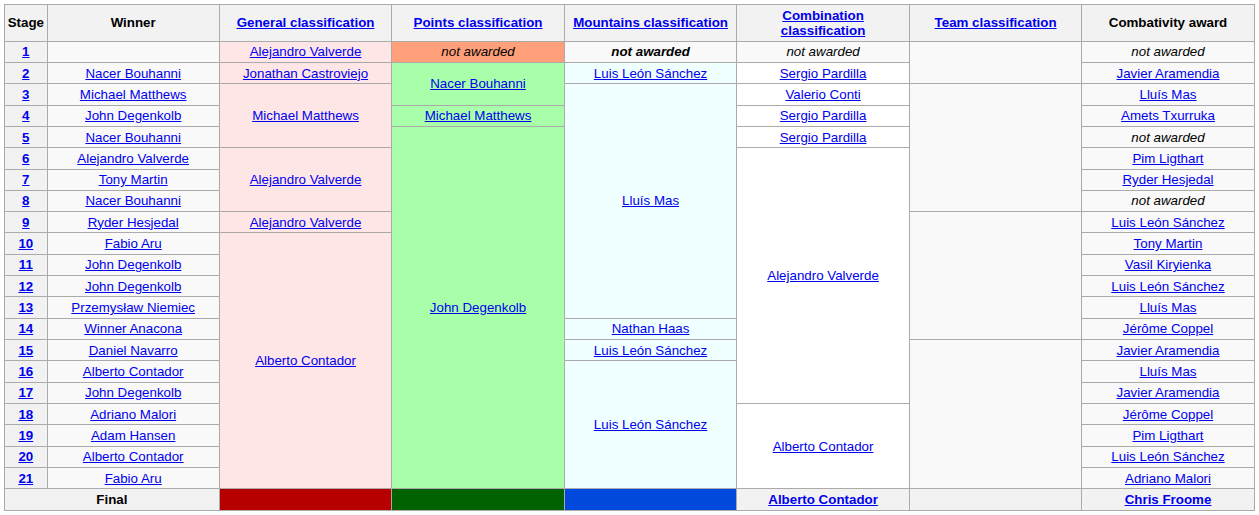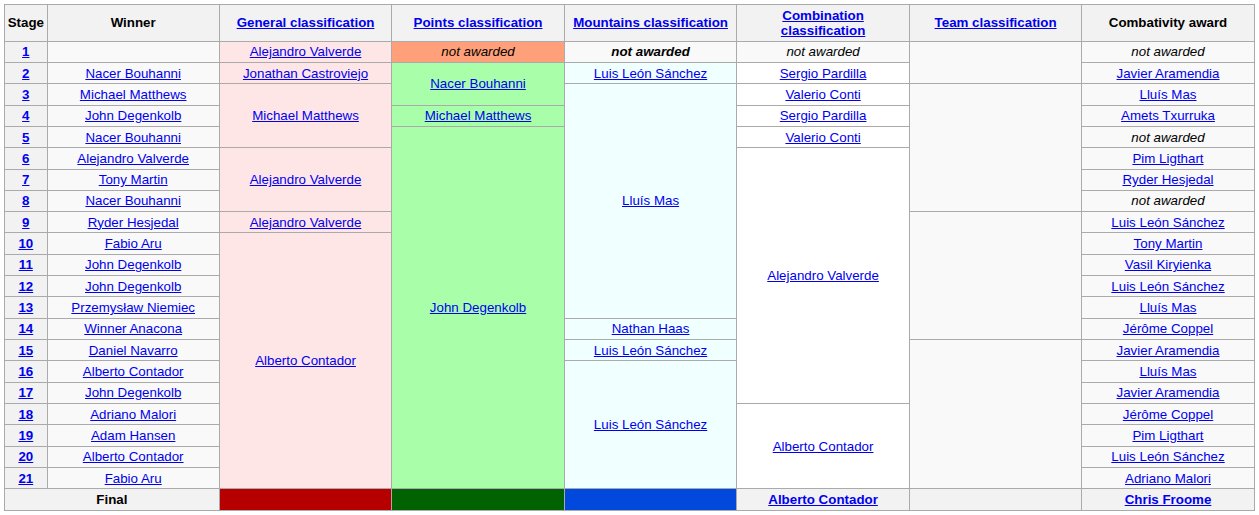(823, 137) Sergio Pardilla -> (823, 137) Valerio Conti
